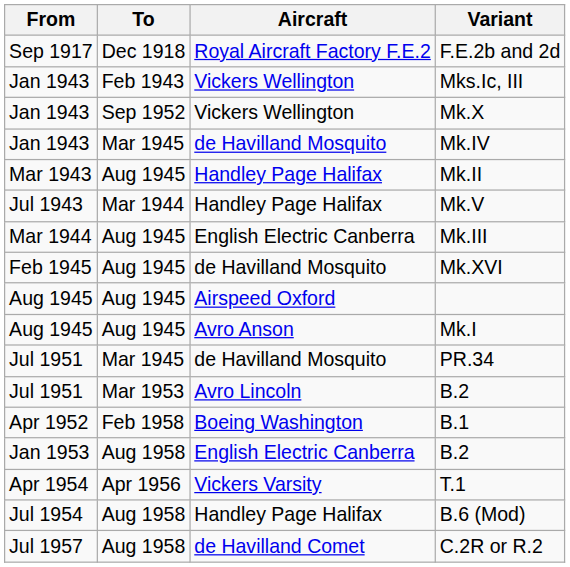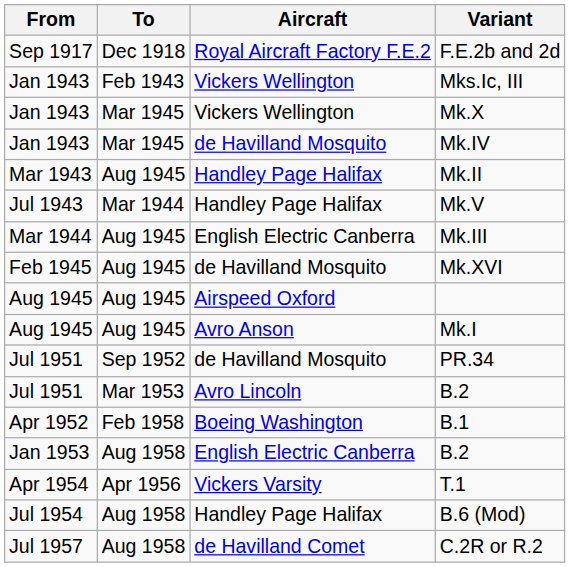(143, 112) Sep 1952 -> (143, 112) Mar 1945
(143, 360) Mar 1945 -> (143, 360) Sep 1952
